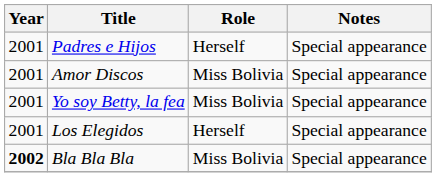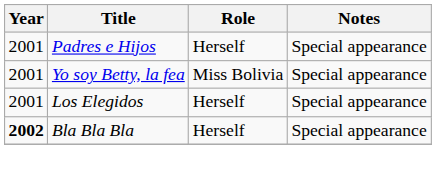- row: (98, 74)
(238, 158) Miss Bolivia -> (219, 130) Herself
